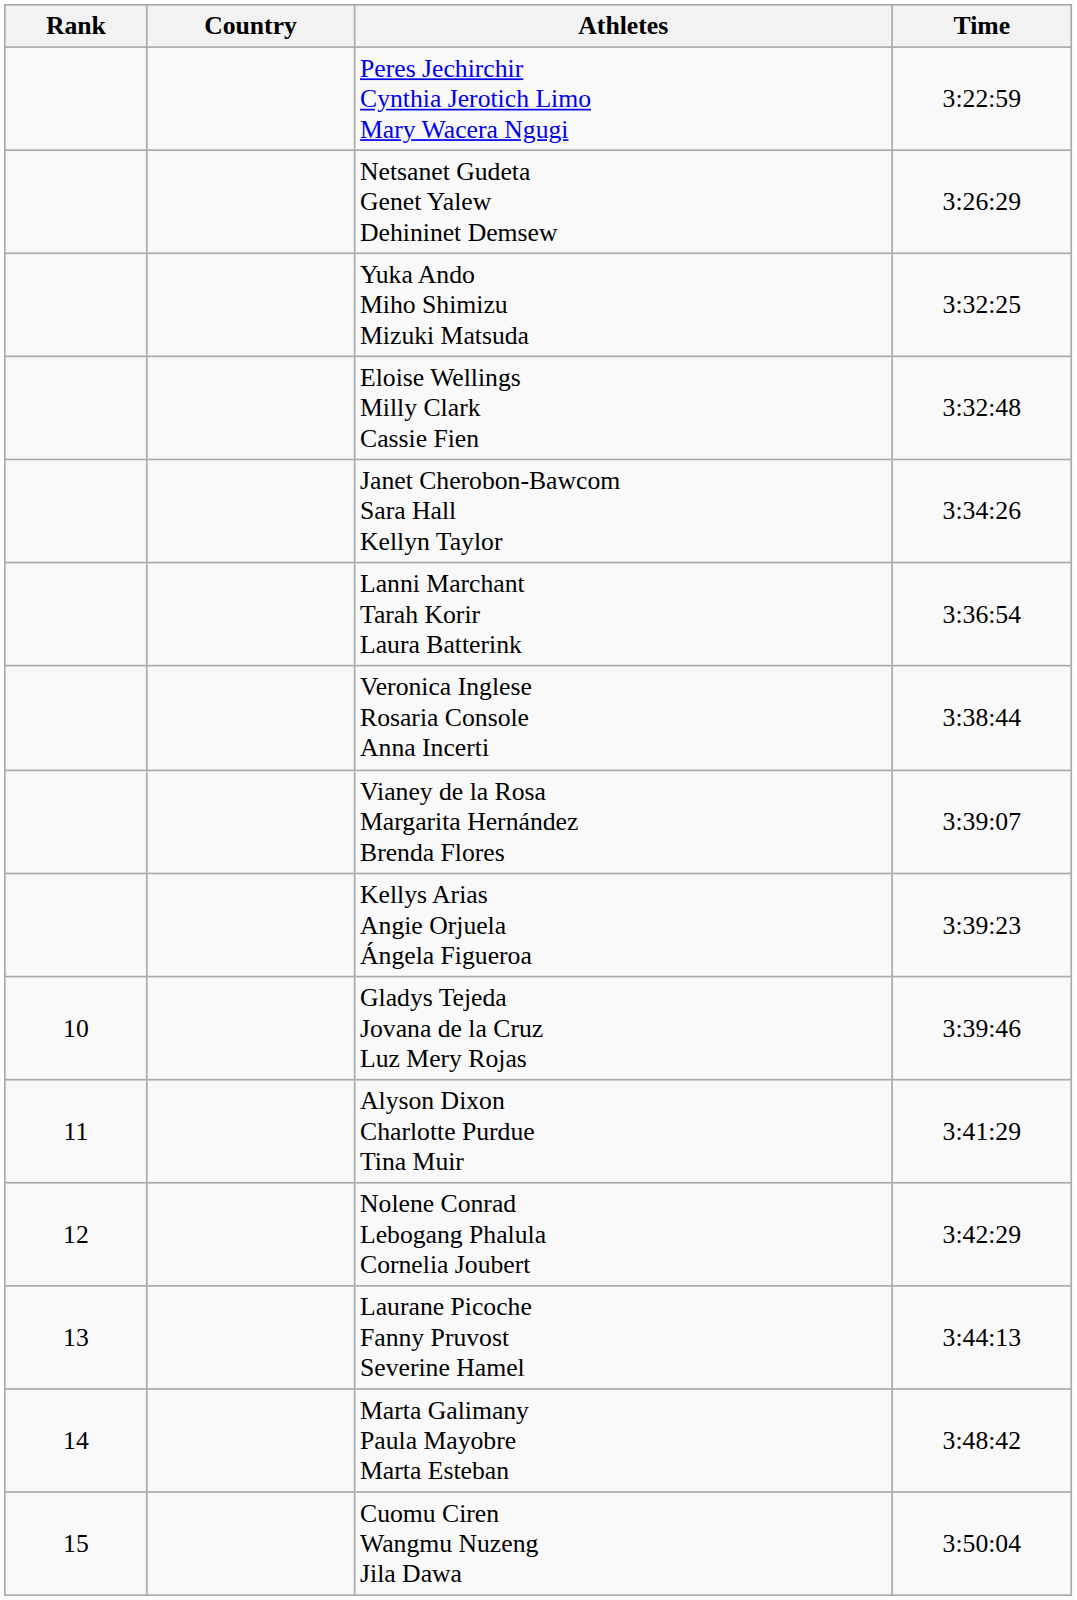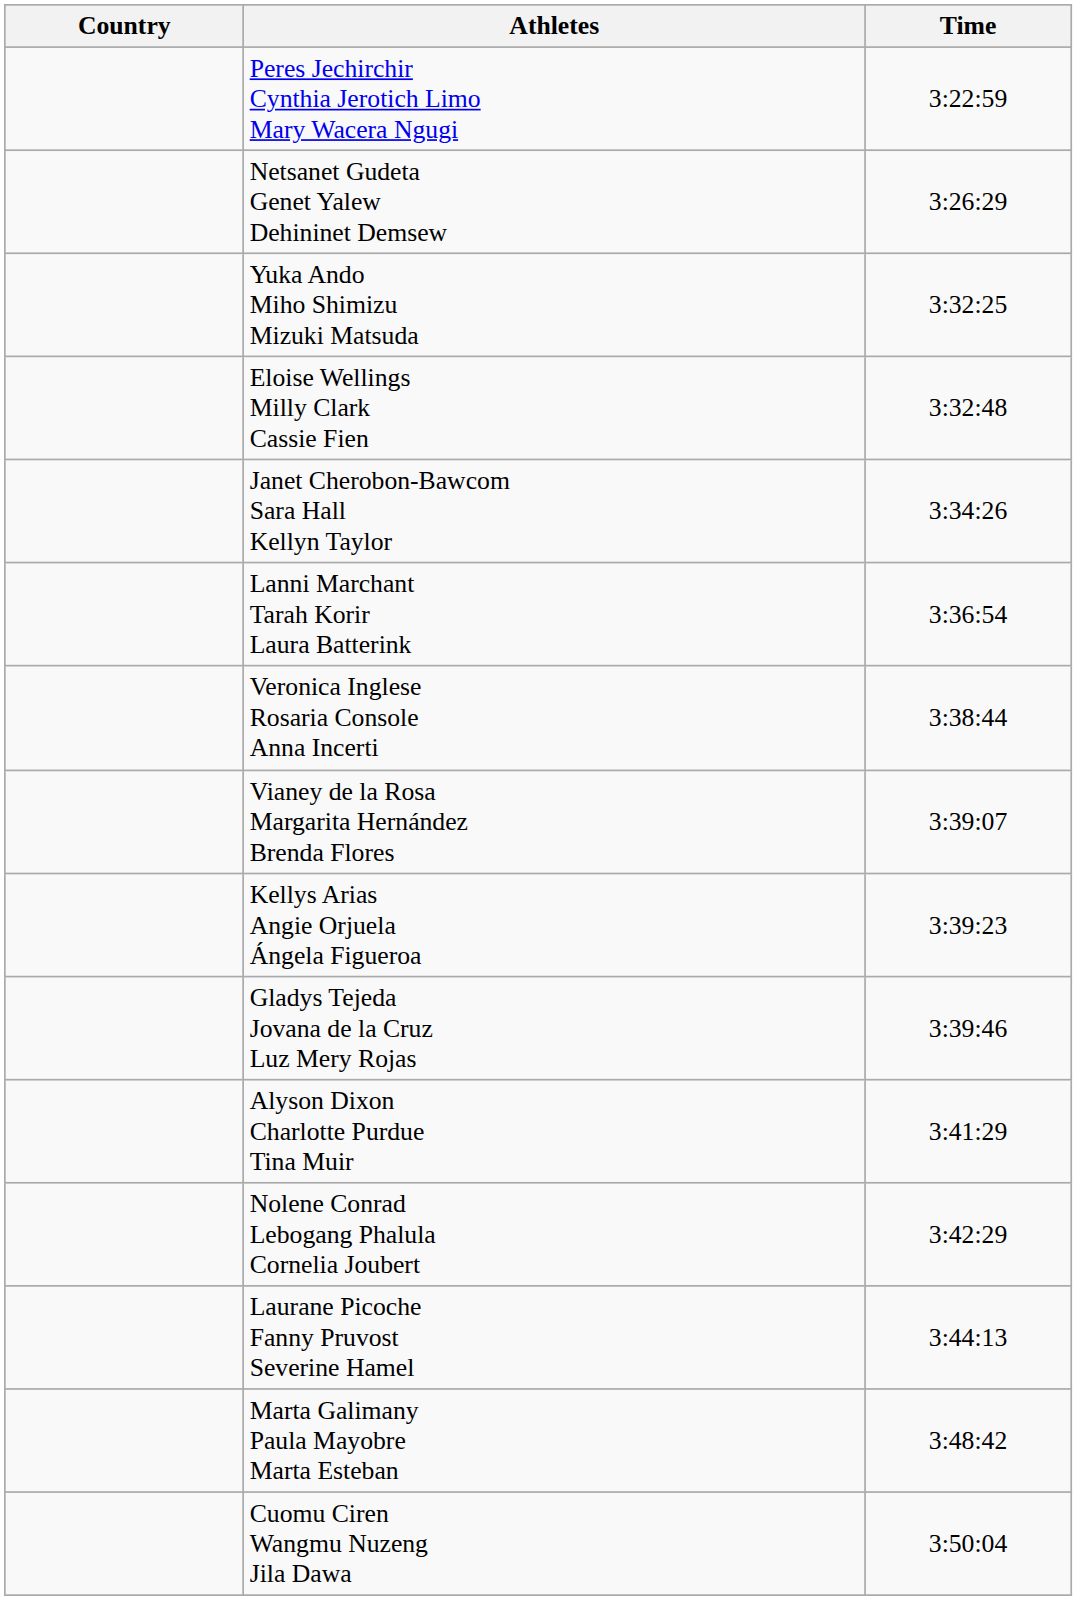- column: (76, 25)
